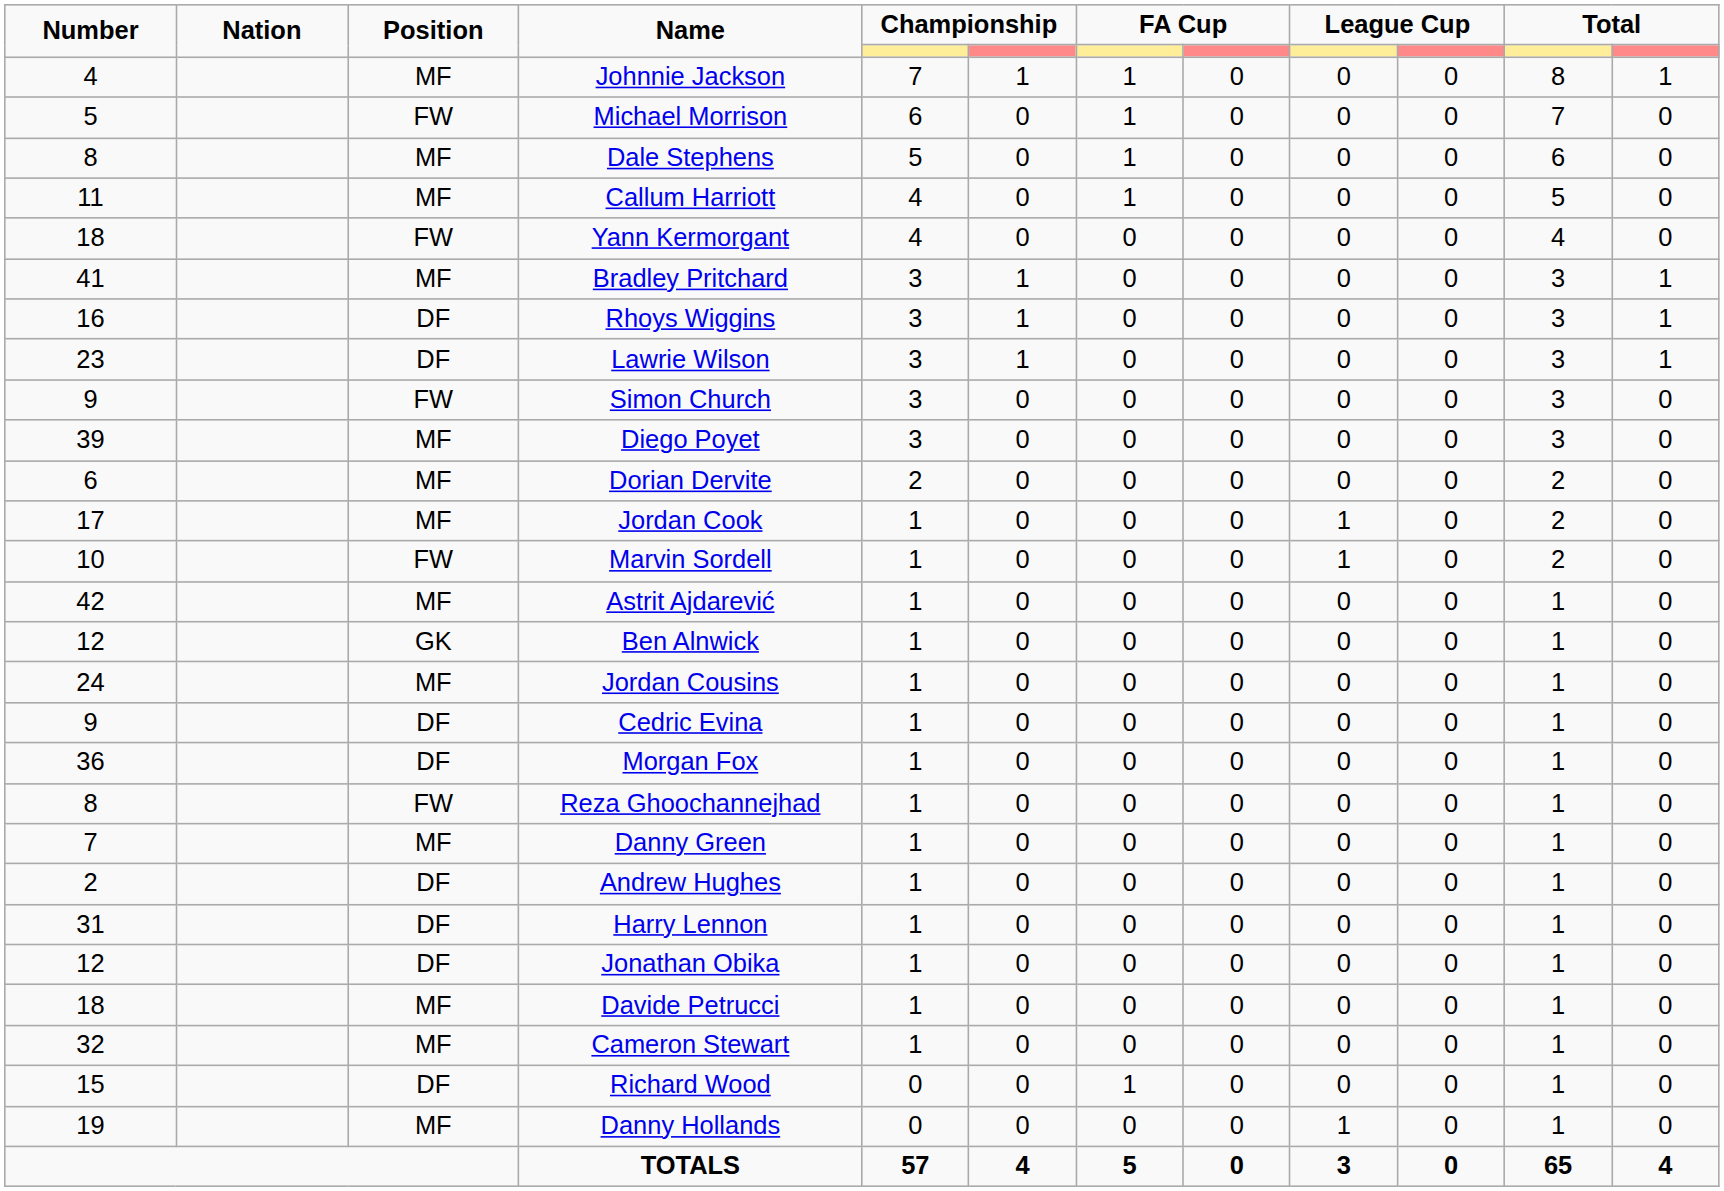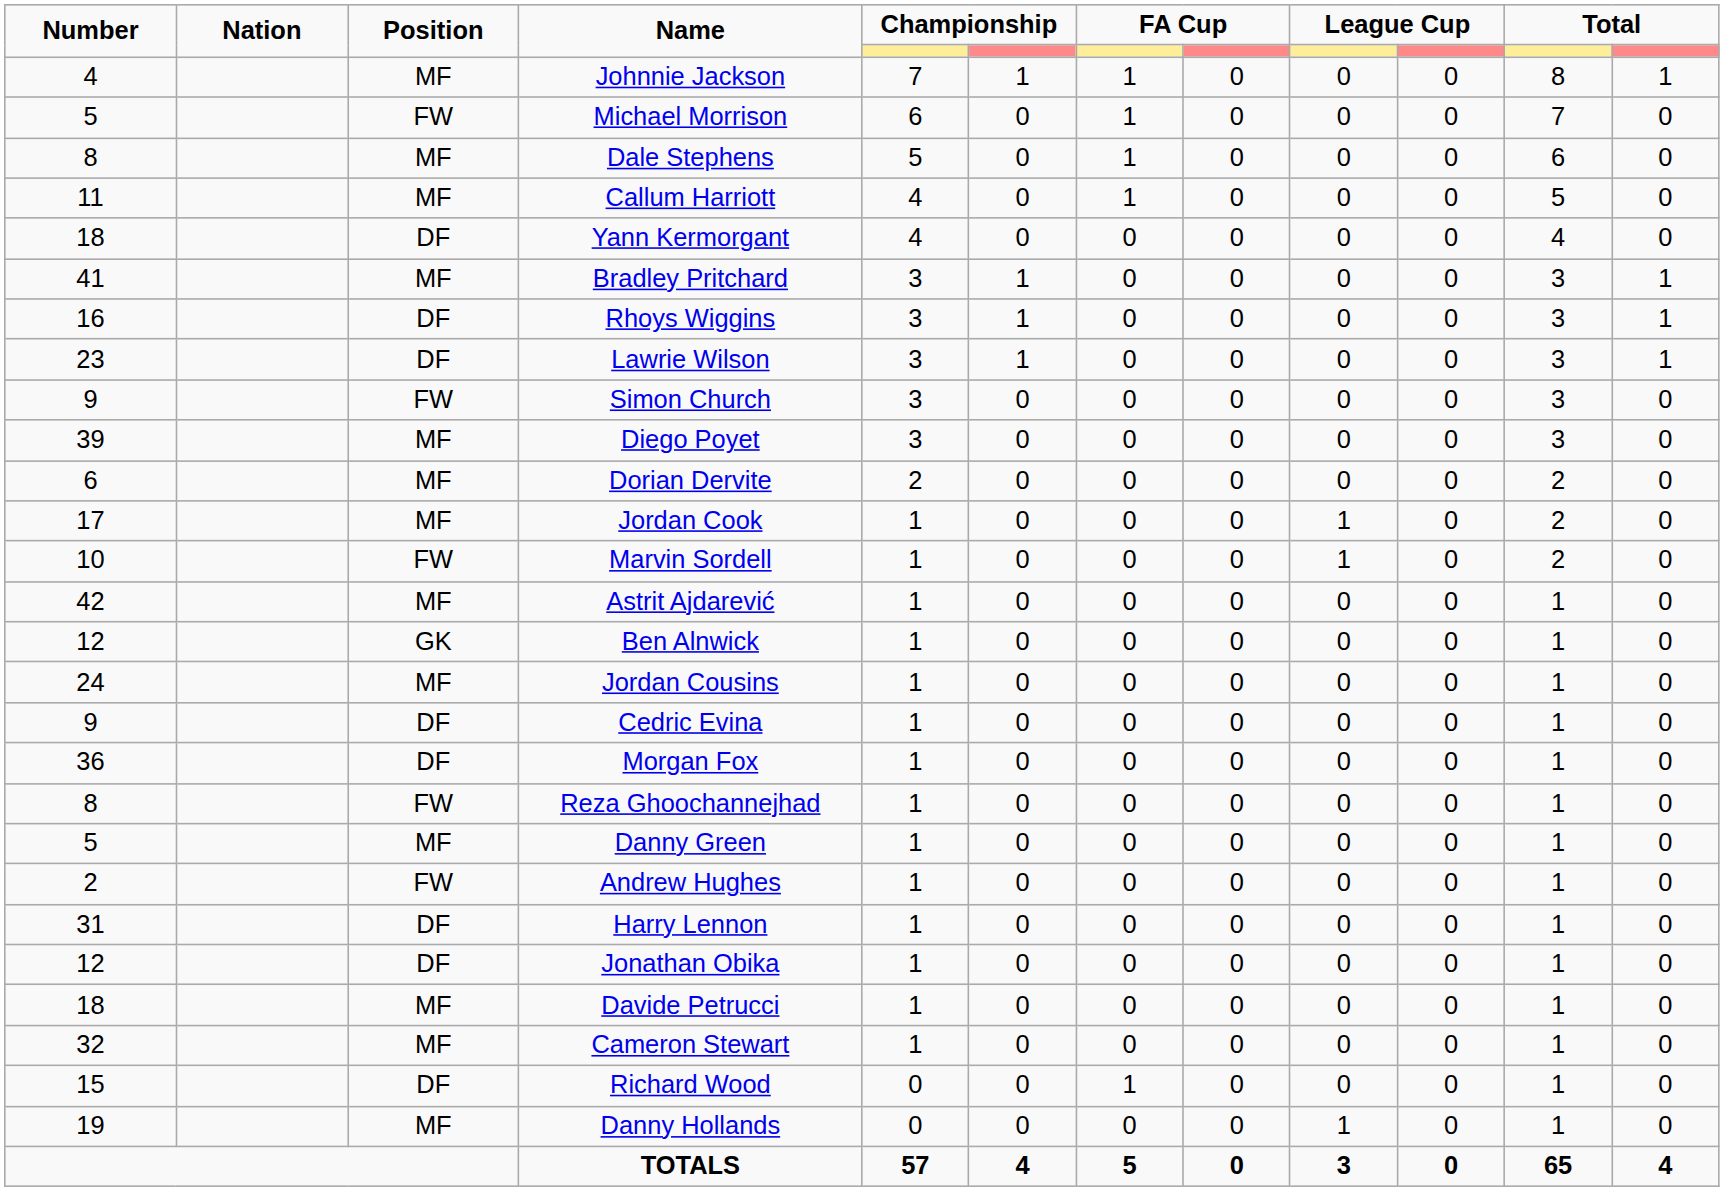(433, 238) FW -> (433, 238) DF
(90, 843) 7 -> (90, 843) 5
(433, 883) DF -> (433, 883) FW
